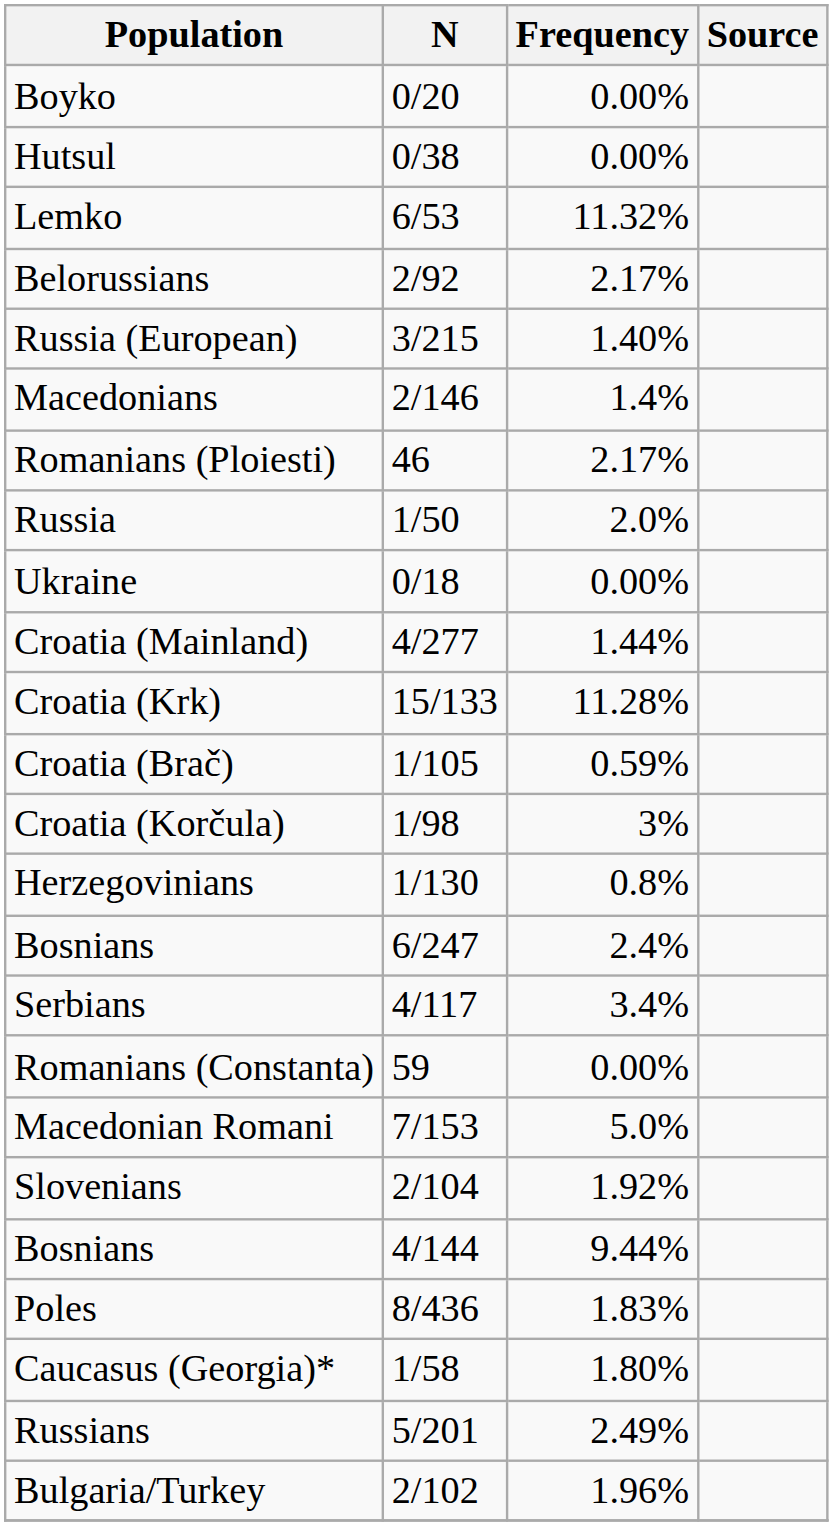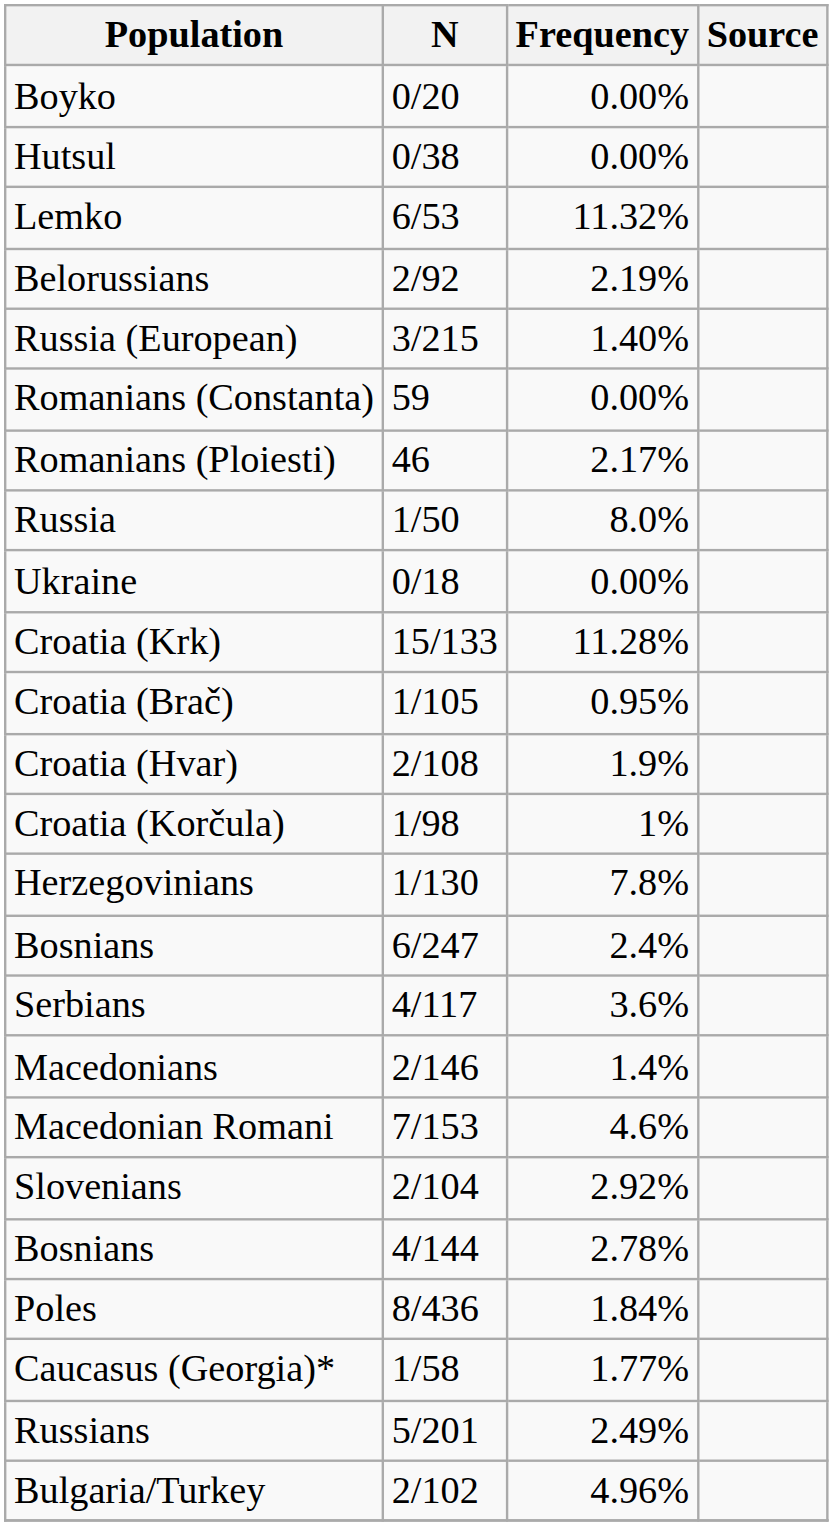(640, 277) 2.17% -> (640, 277) 2.19%
rows swapped: (194, 1065) <-> (116, 398)
(649, 519) 2.0% -> (649, 519) 8.0%
- row: (161, 641)
(640, 762) 0.59% -> (640, 701) 0.95%
+ row: (126, 762)
(664, 823) 3% -> (664, 823) 1%
(649, 883) 0.8% -> (649, 883) 7.8%
(649, 1005) 3.4% -> (649, 1005) 3.6%
(649, 1126) 5.0% -> (649, 1126) 4.6%
(640, 1187) 1.92% -> (640, 1187) 2.92%
(640, 1247) 9.44% -> (640, 1247) 2.78%
(640, 1308) 1.83% -> (640, 1308) 1.84%
(640, 1369) 1.80% -> (640, 1369) 1.77%
(640, 1490) 1.96% -> (640, 1490) 4.96%
